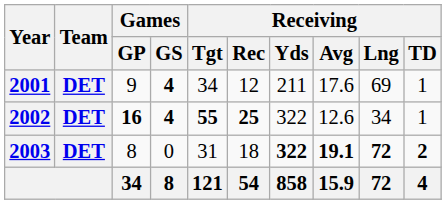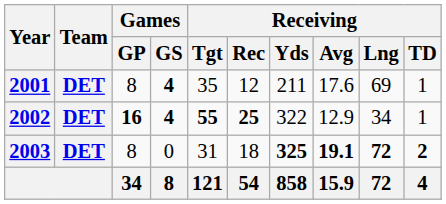(132, 85) 9 -> (132, 85) 8
(207, 85) 34 -> (207, 85) 35
(336, 118) 12.6 -> (336, 118) 12.9
(292, 150) 322 -> (292, 150) 325
